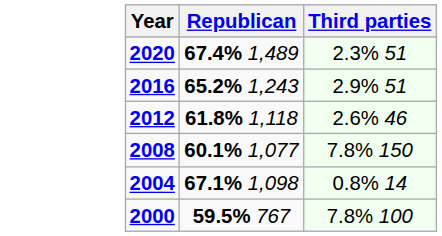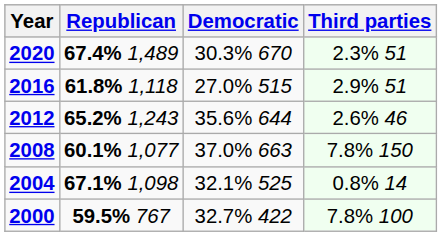+ column: (243, 21)
(241, 86) 65.2% 1,243 -> (121, 86) 61.8% 1,118
(241, 118) 61.8% 1,118 -> (121, 118) 65.2% 1,243
